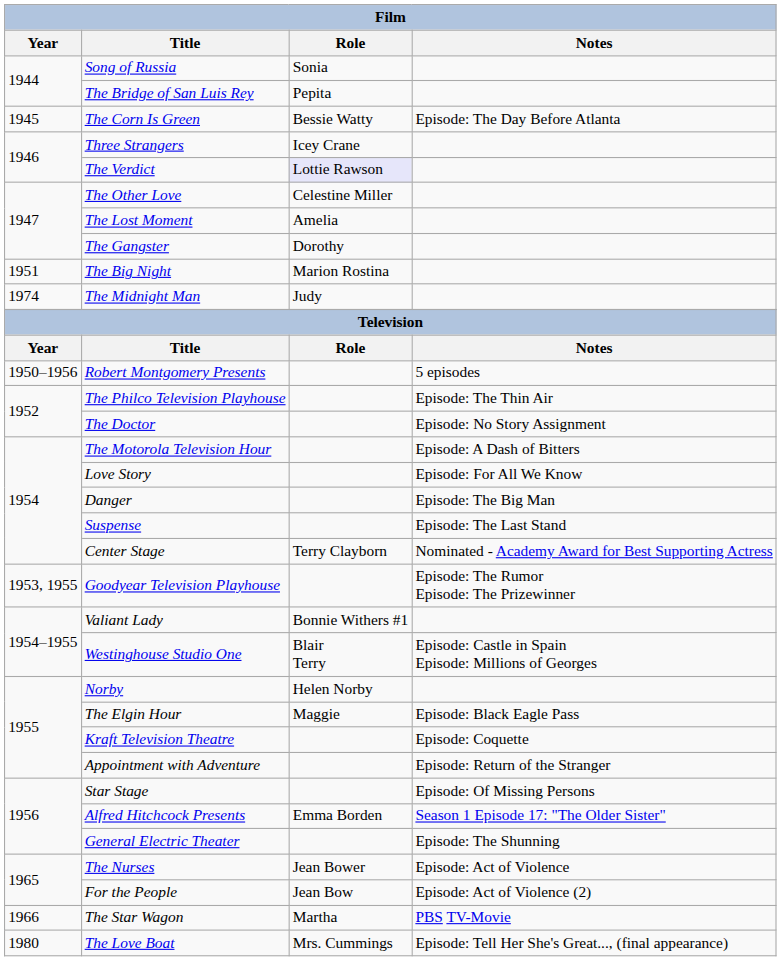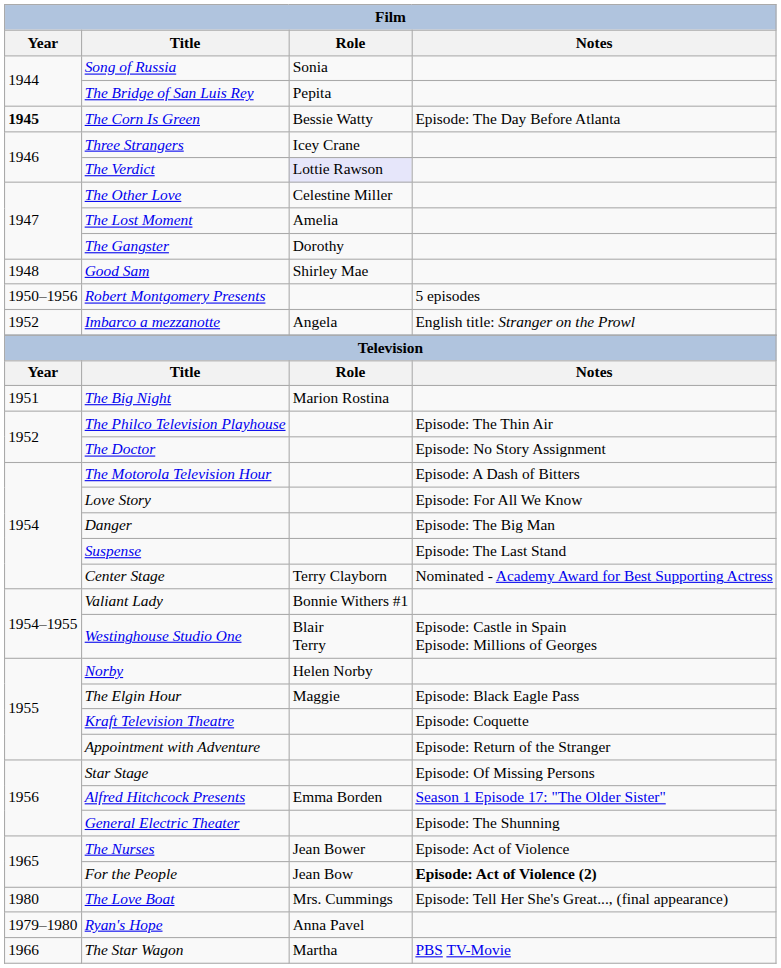(24, 119) normal -> (24, 119) bold
+ row: (117, 271)
rows swapped: (128, 271) <-> (175, 373)
+ row: (152, 322)
- row: (142, 297)
- row: (182, 585)
(503, 892) normal -> (506, 874) bold
rows swapped: (134, 918) <-> (130, 943)
+ row: (124, 925)
